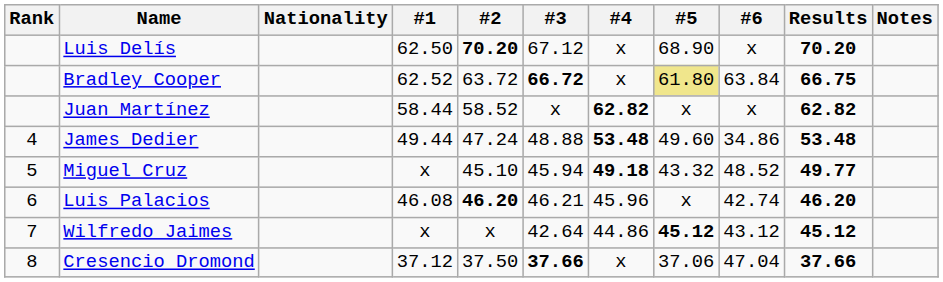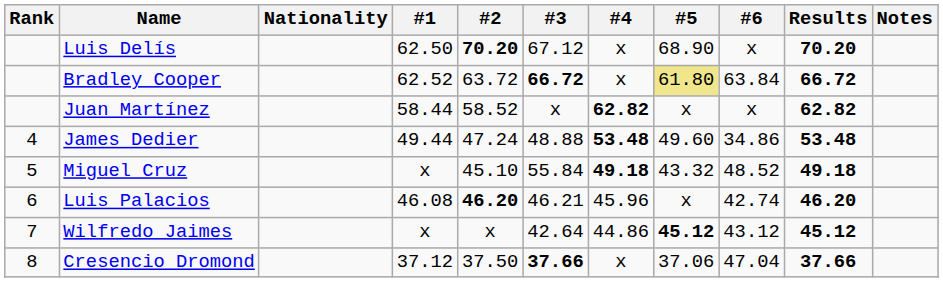(828, 81) 66.75 -> (828, 81) 66.72
(556, 172) 45.94 -> (556, 172) 55.84
(828, 172) 49.77 -> (828, 172) 49.18
